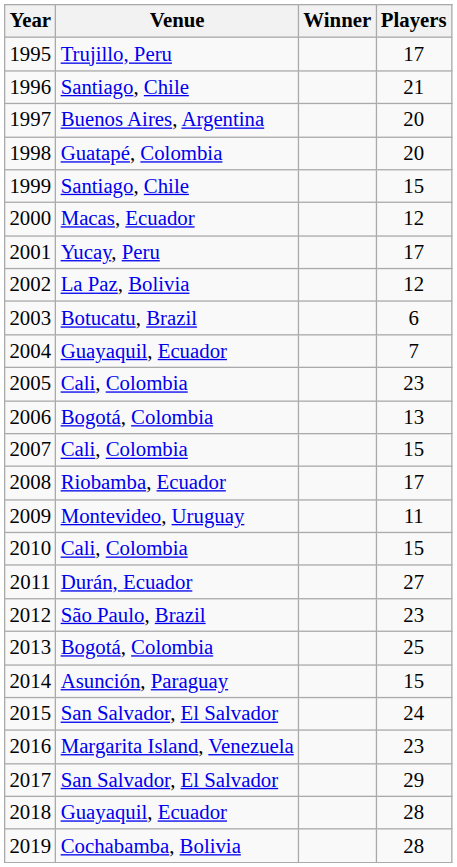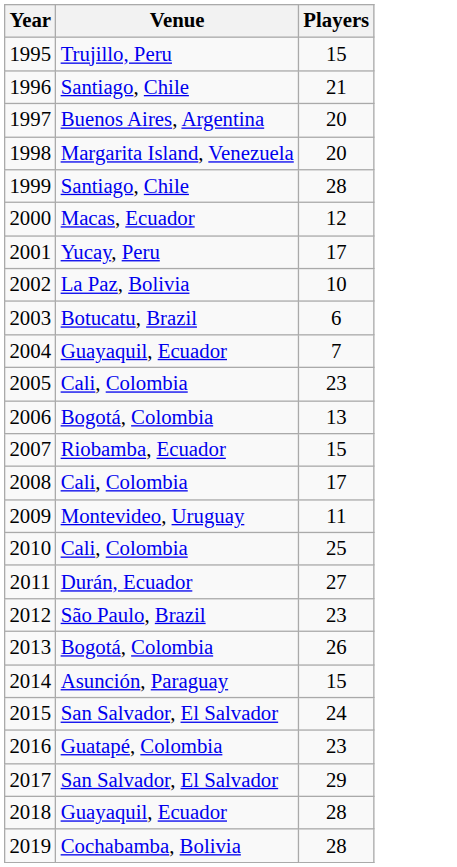- column: (337, 20)
(414, 53) 17 -> (336, 53) 15
(142, 152) Guatapé, Colombia -> (177, 152) Margarita Island, Venezuela
(414, 185) 15 -> (336, 185) 28
(414, 284) 12 -> (336, 284) 10
(124, 449) Cali, Colombia -> (143, 449) Riobamba, Ecuador
(143, 482) Riobamba, Ecuador -> (124, 482) Cali, Colombia
(414, 548) 15 -> (336, 548) 25
(414, 647) 25 -> (336, 647) 26
(177, 746) Margarita Island, Venezuela -> (142, 746) Guatapé, Colombia
